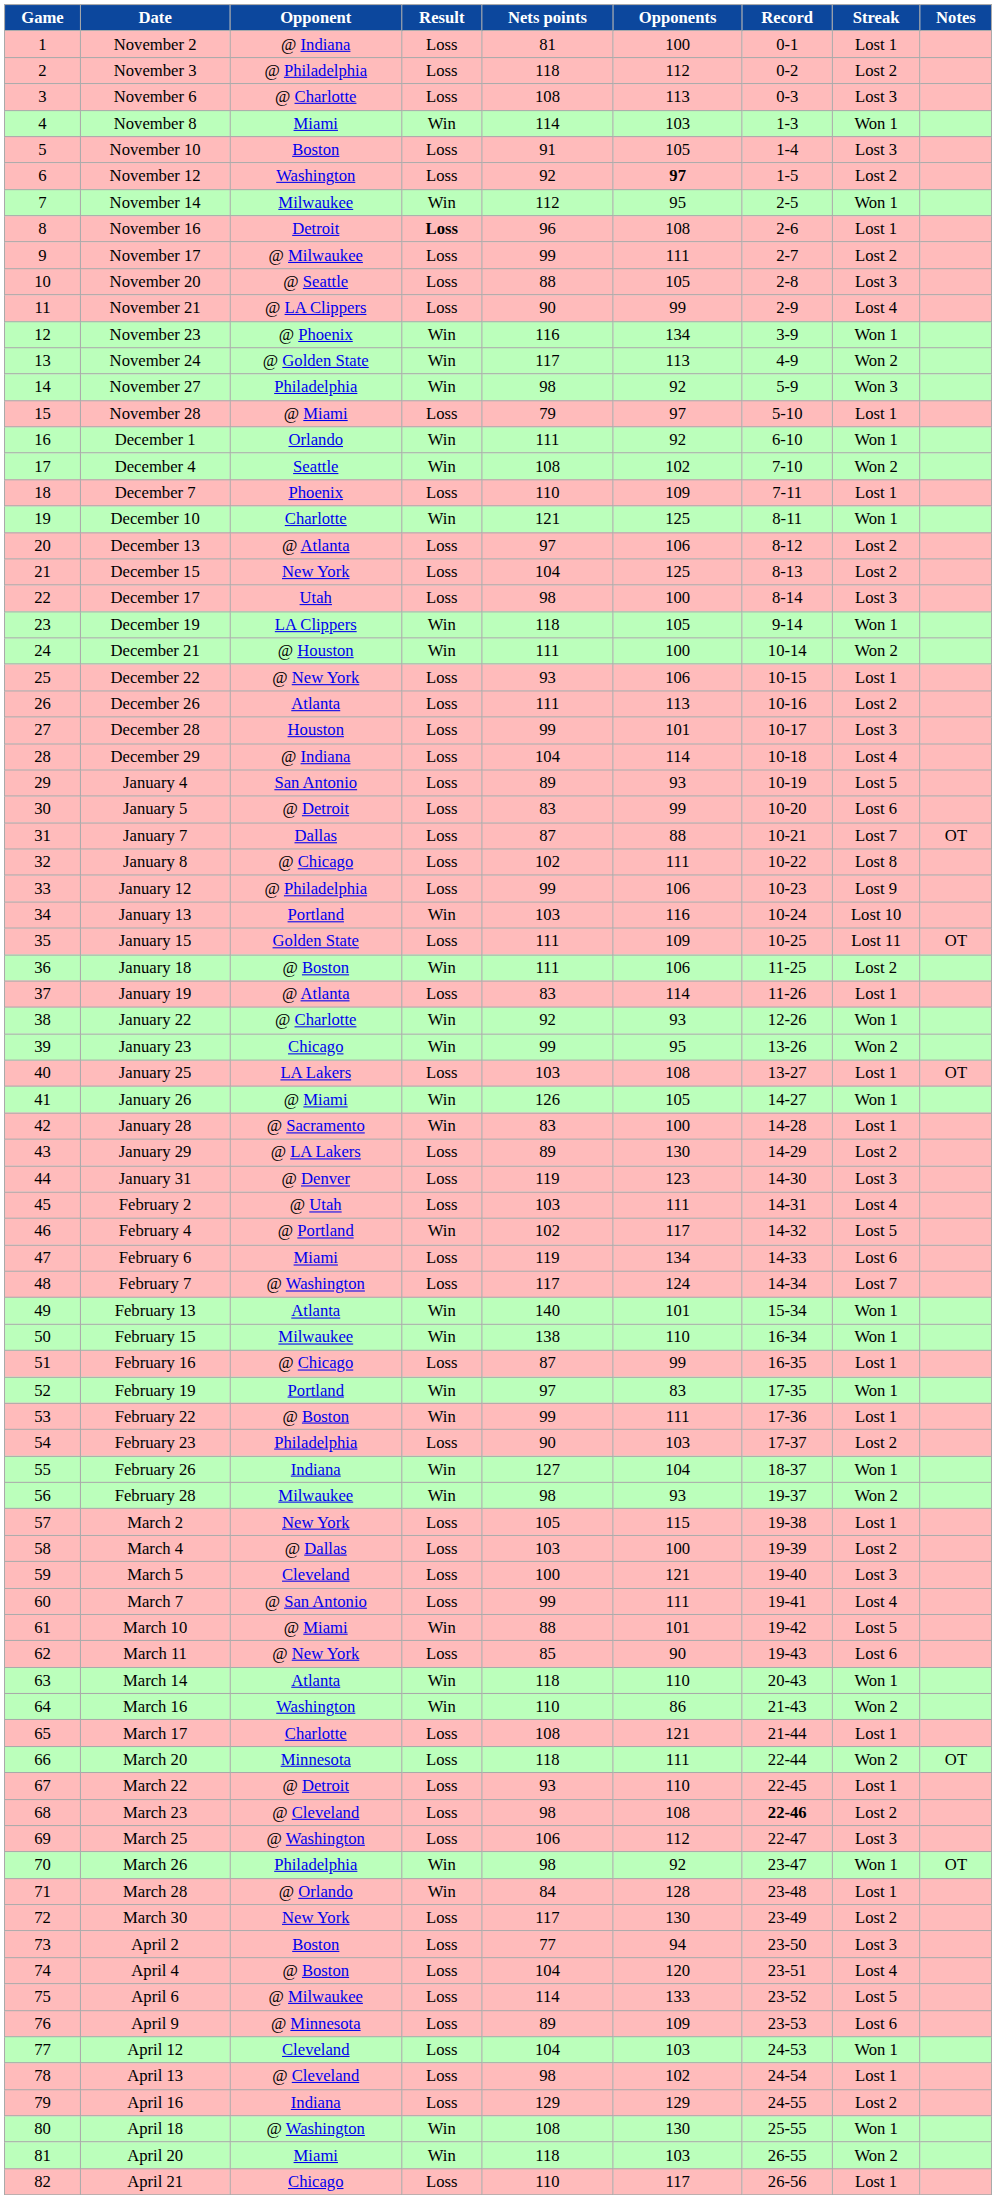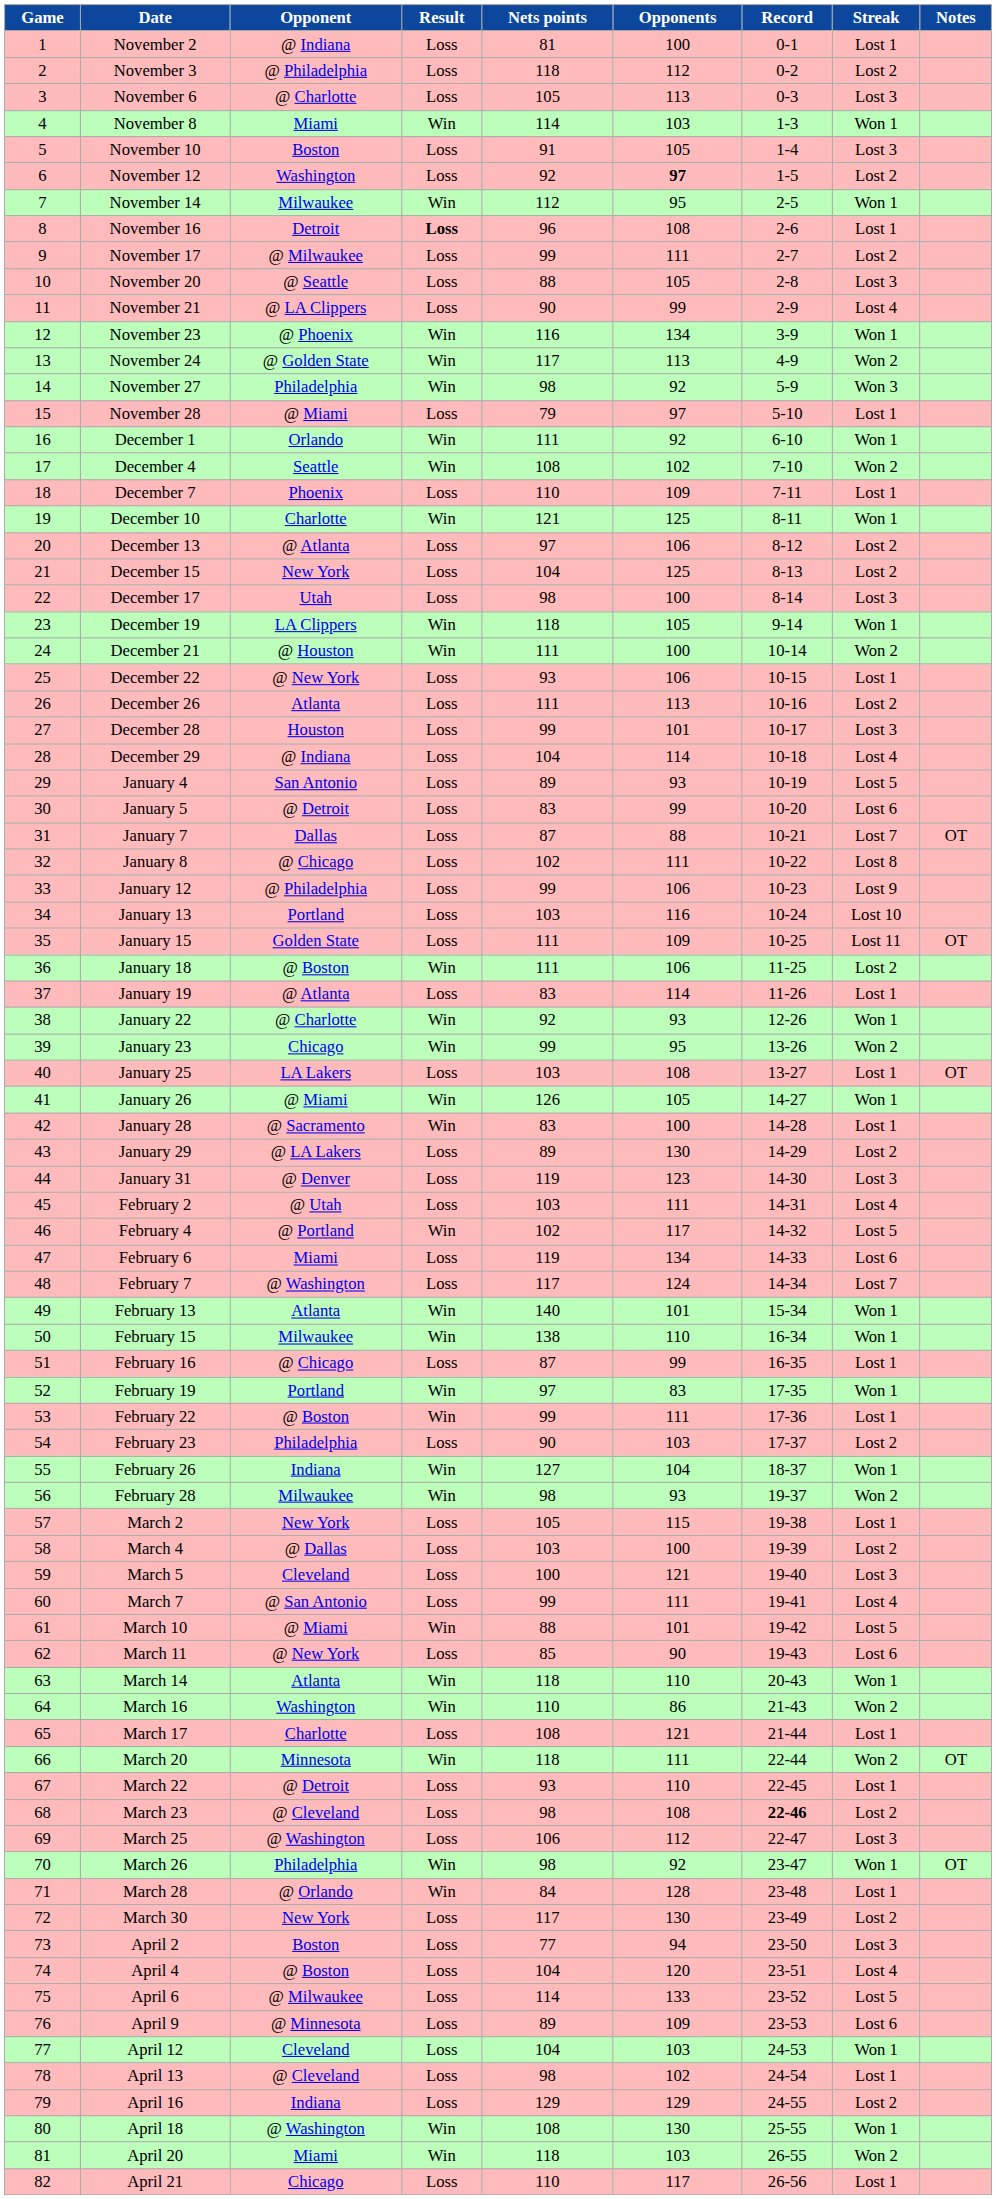(547, 96) 108 -> (547, 96) 105
(442, 914) Win -> (442, 914) Loss
(442, 1759) Loss -> (442, 1759) Win
